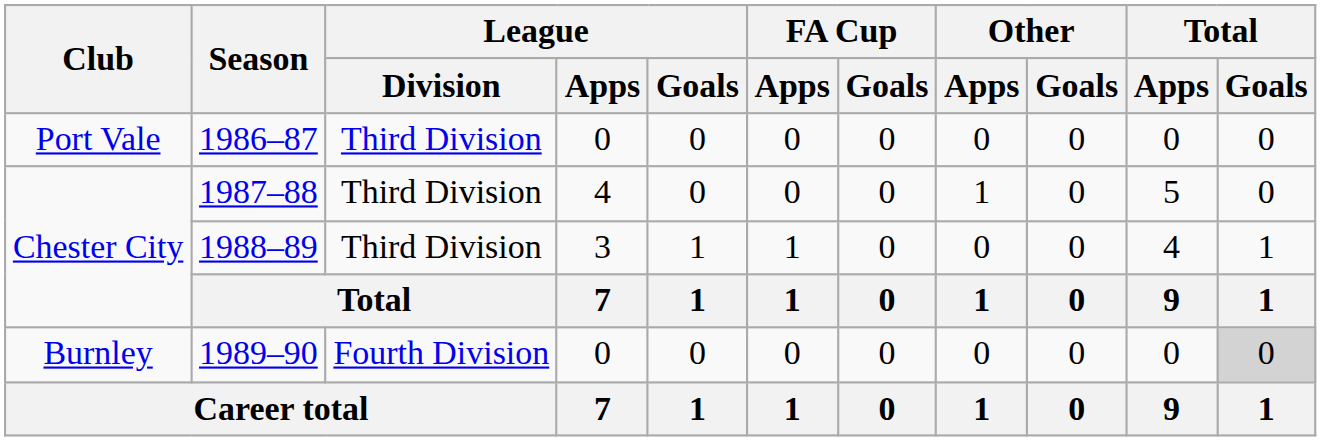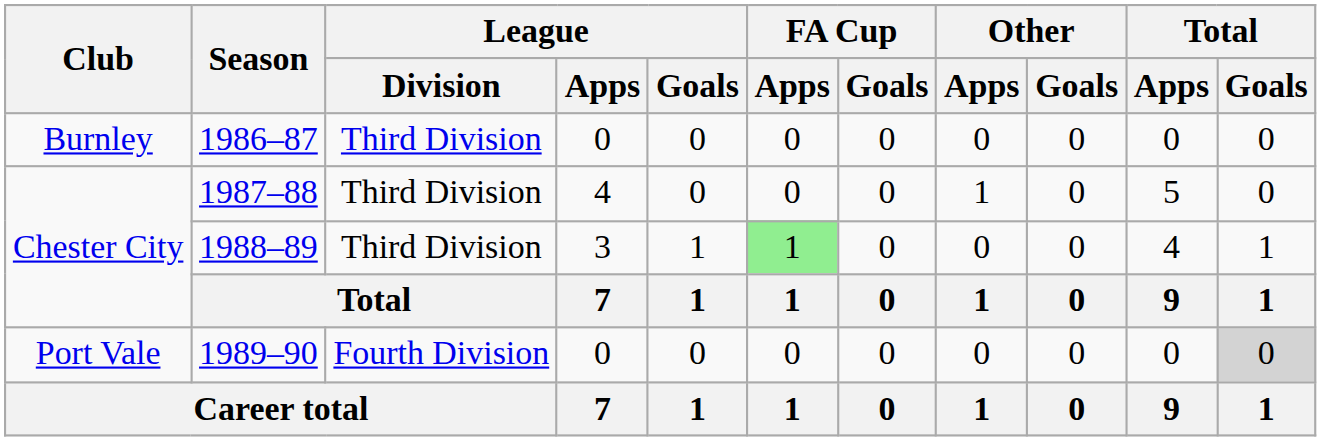(98, 138) Port Vale -> (98, 138) Burnley
(792, 246) no background -> (792, 246) lightgreen background
(98, 354) Burnley -> (98, 354) Port Vale
